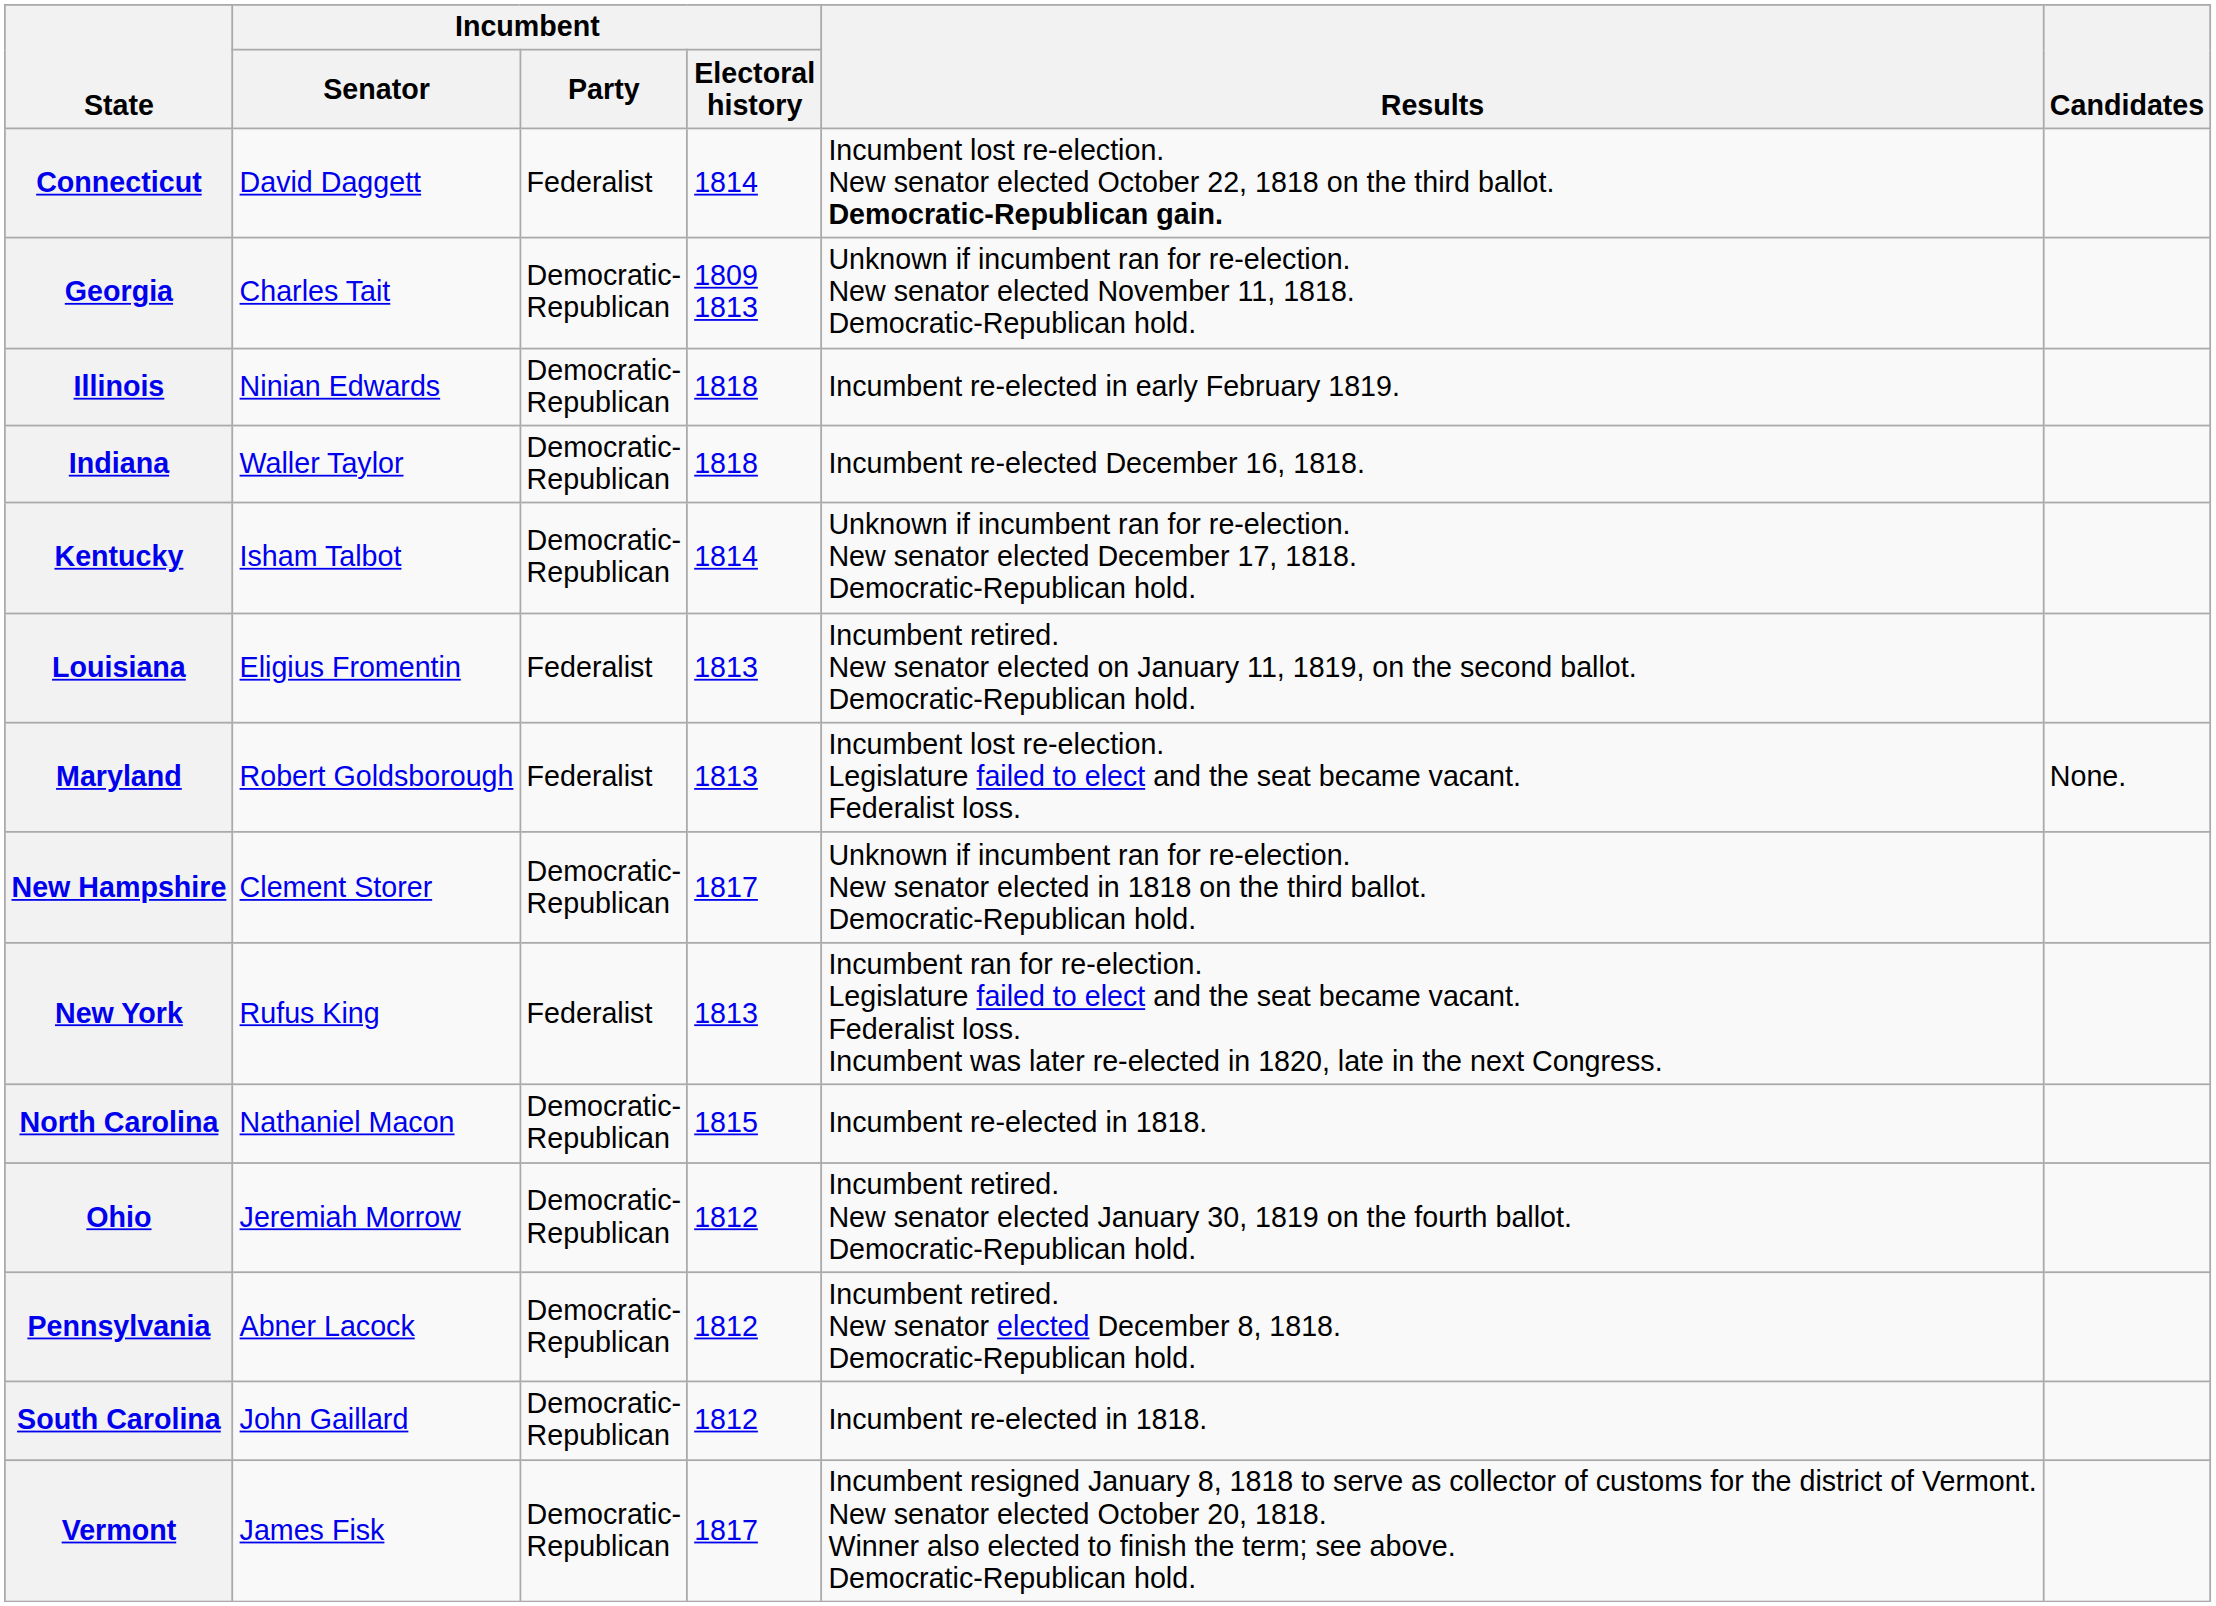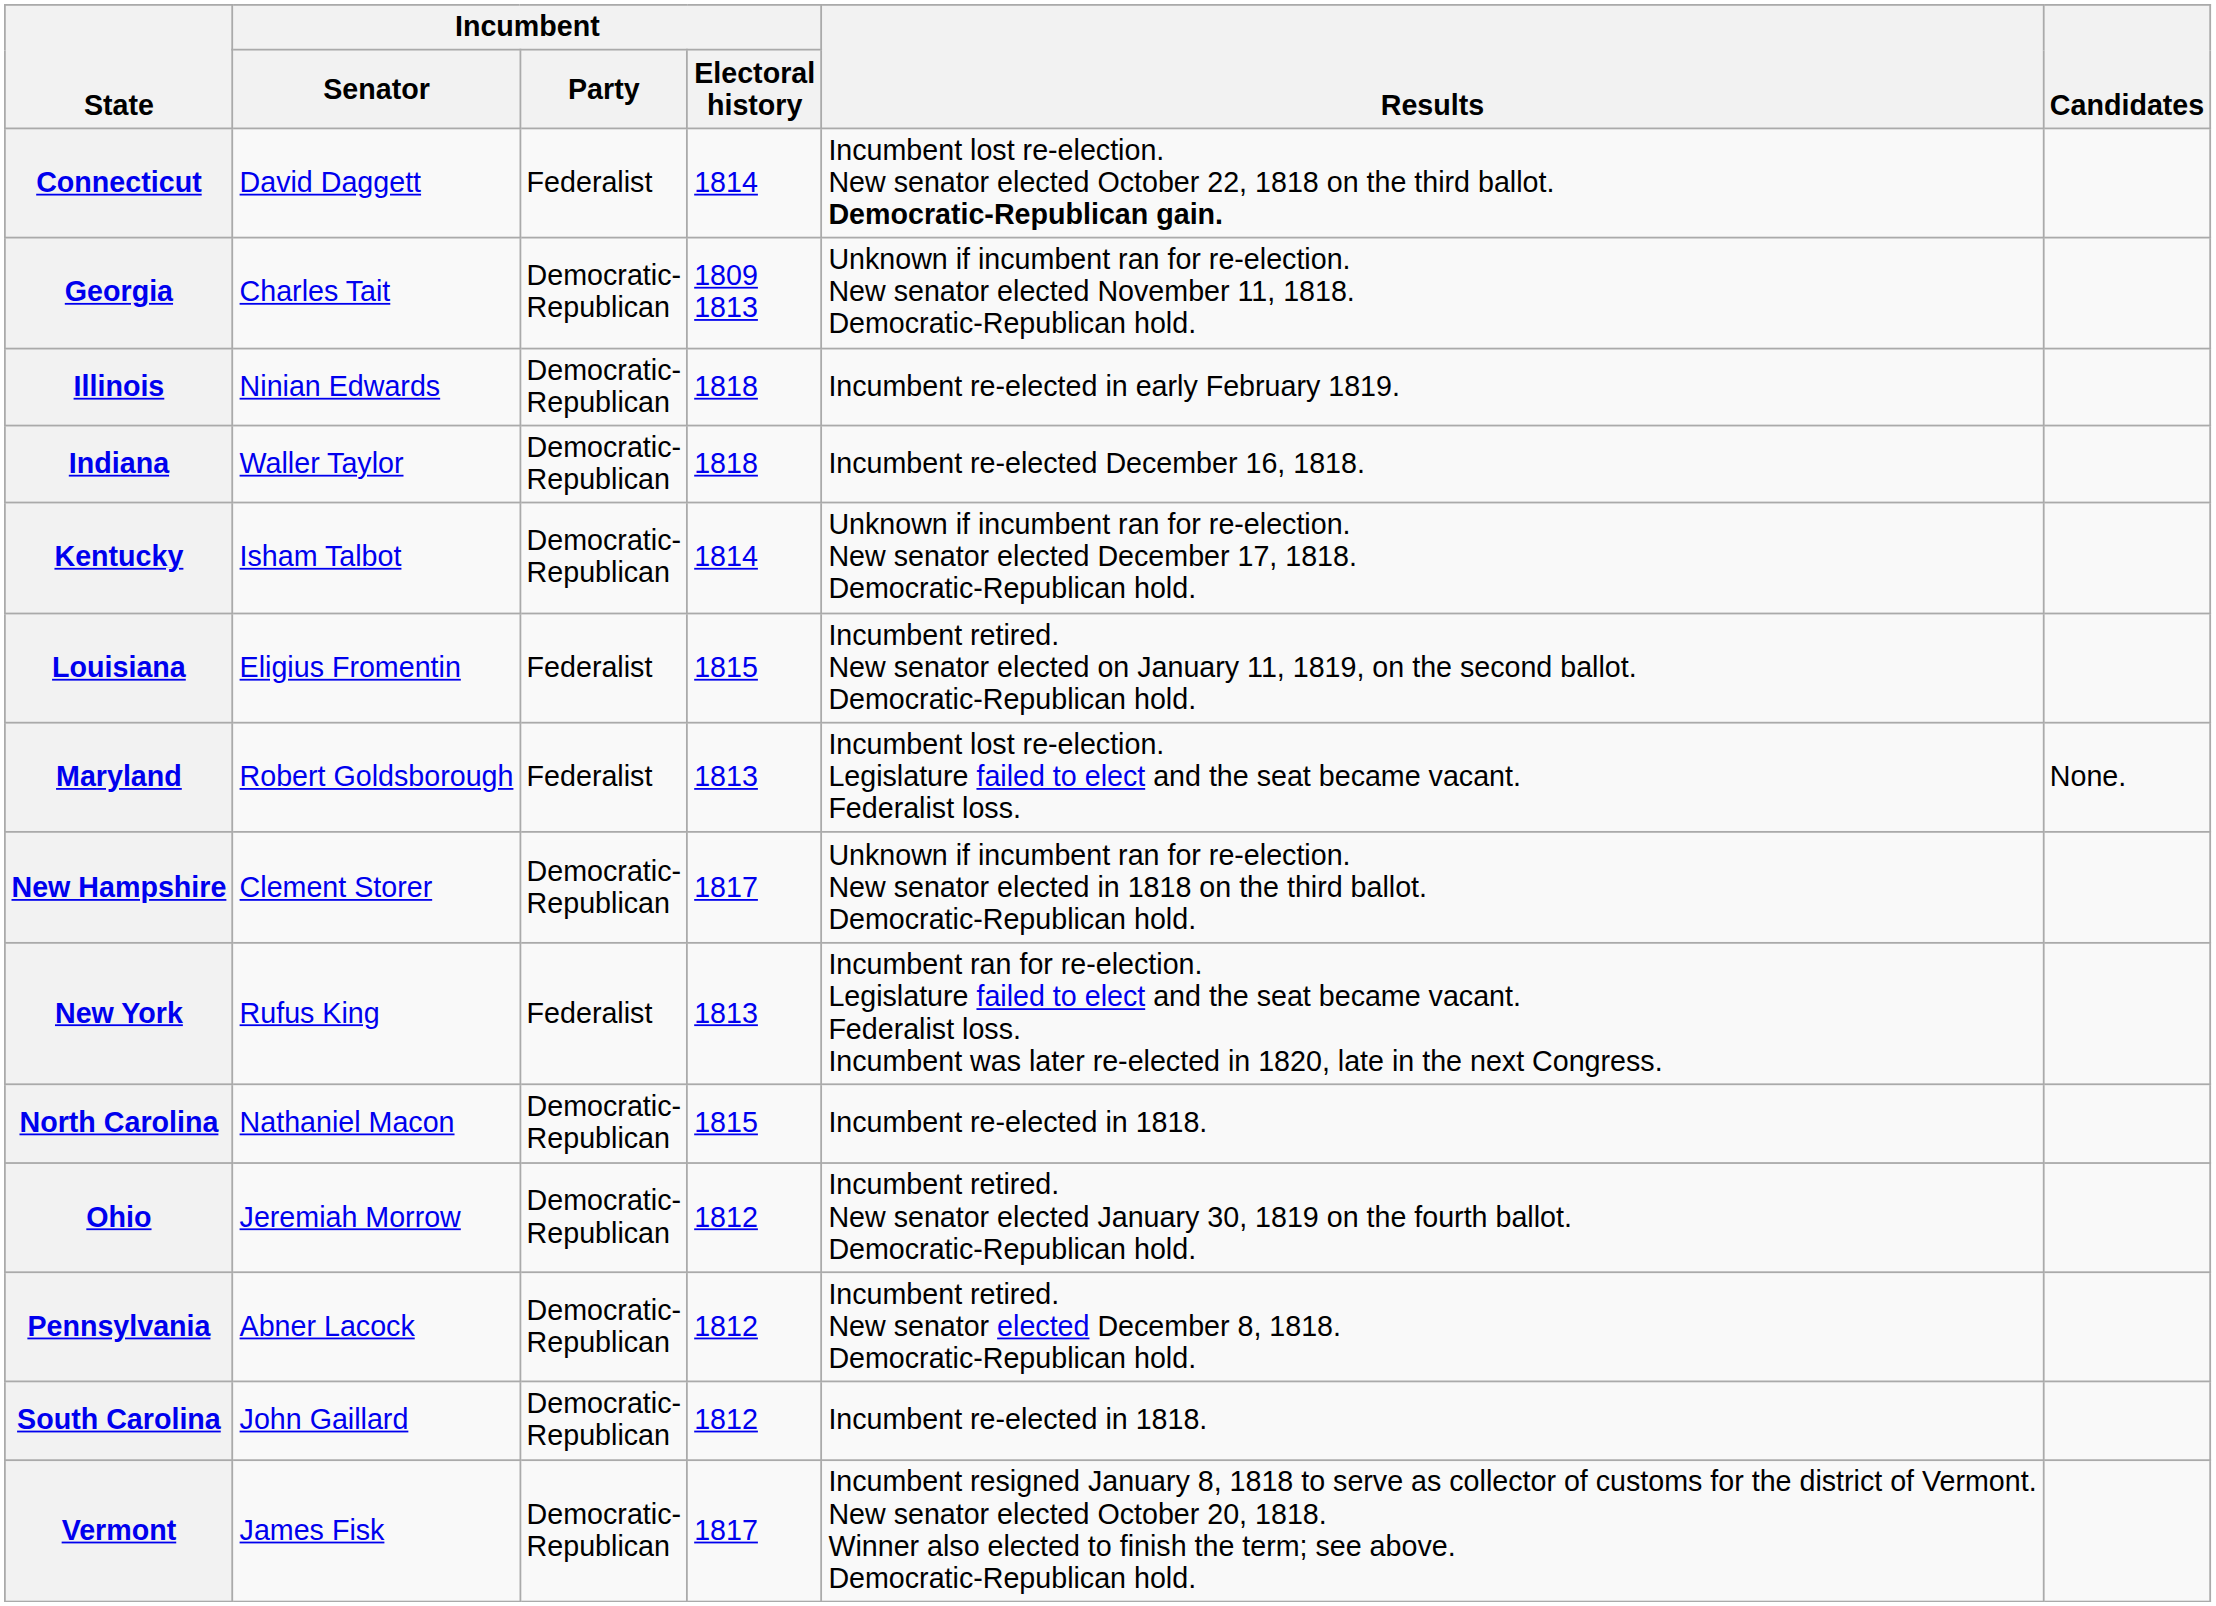(726, 667) 1813 -> (726, 667) 1815
